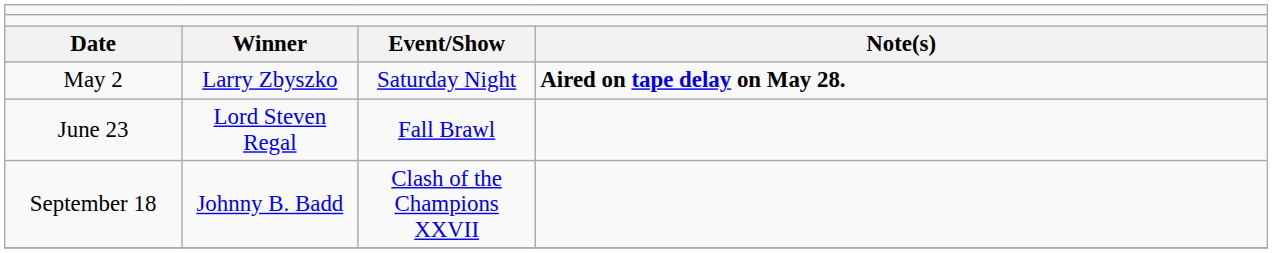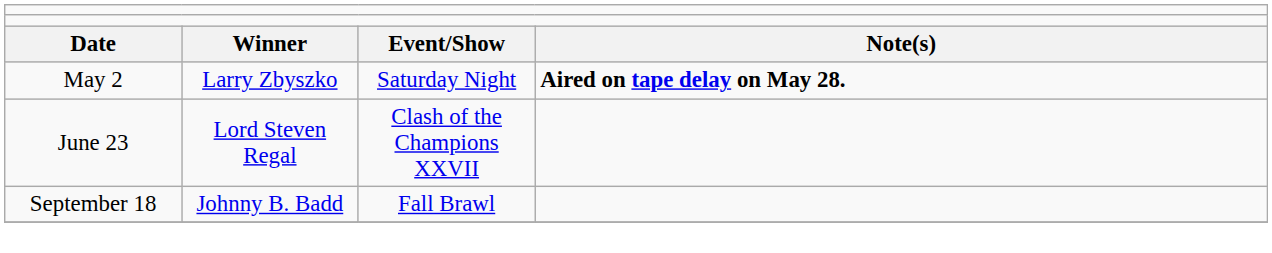(447, 129) Fall Brawl -> (447, 142) Clash of the Champions XXVII
(447, 204) Clash of the Champions XXVII -> (447, 204) Fall Brawl
